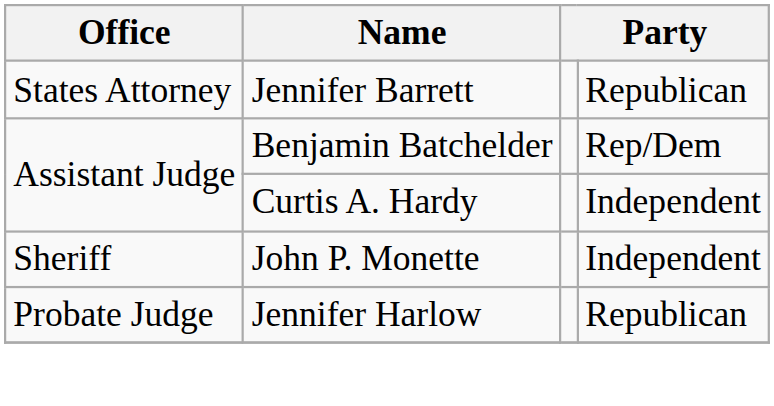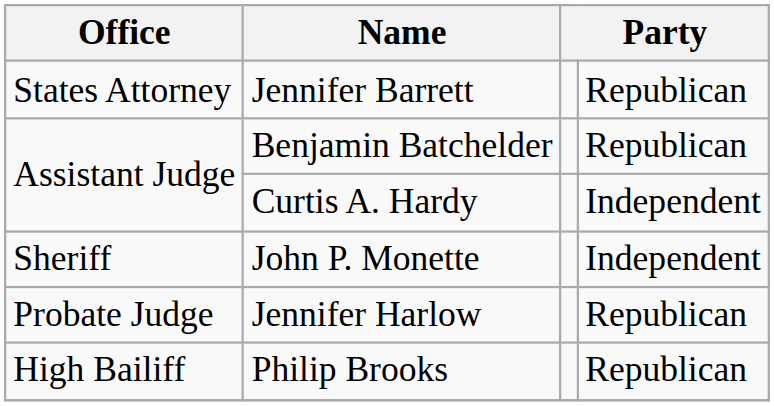(653, 145) Rep/Dem -> (666, 145) Republican
+ row: (350, 370)
